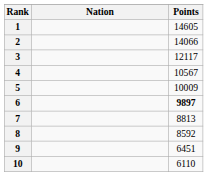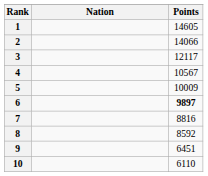(186, 118) 8813 -> (186, 118) 8816
